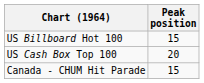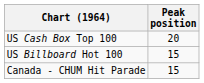rows swapped: (65, 39) <-> (62, 55)
